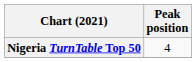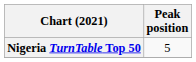(167, 47) 4 -> (167, 47) 5
